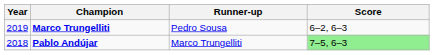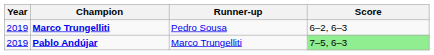(17, 43) 2018 -> (17, 43) 2019
